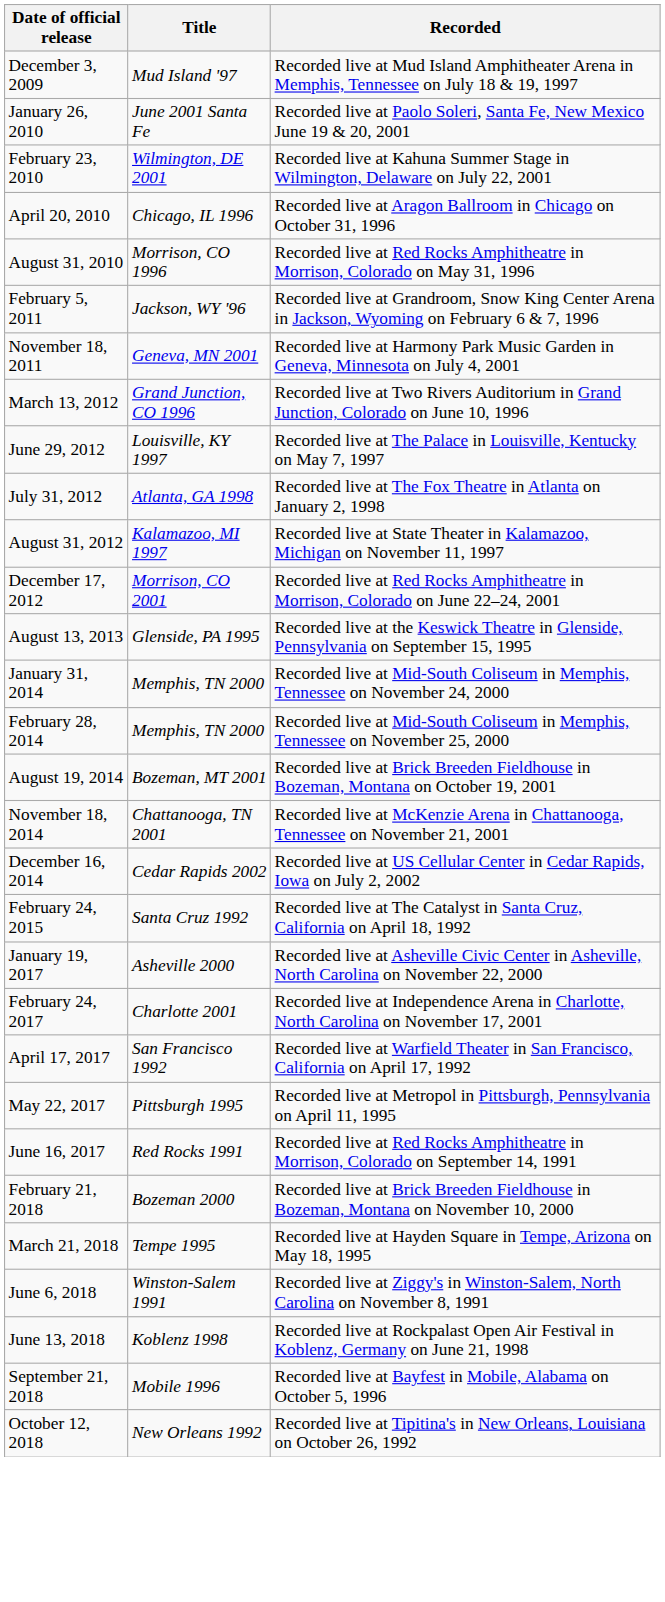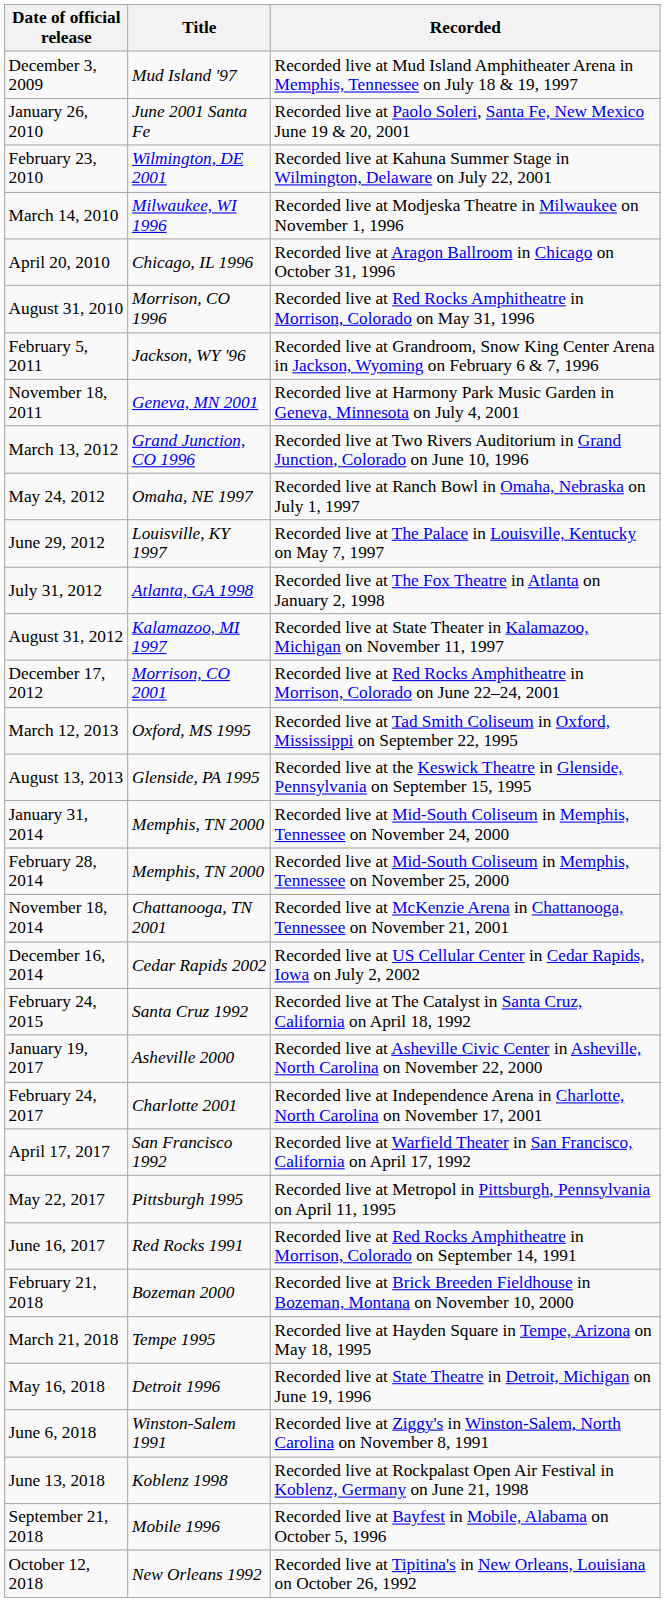+ row: (63, 215)
+ row: (57, 496)
+ row: (63, 730)
- row: (66, 777)
+ row: (57, 1386)
